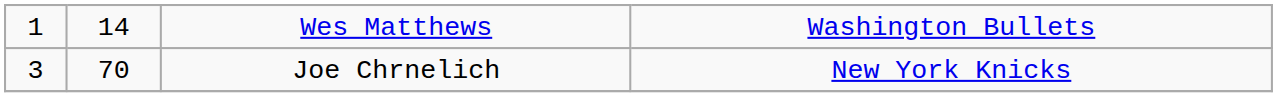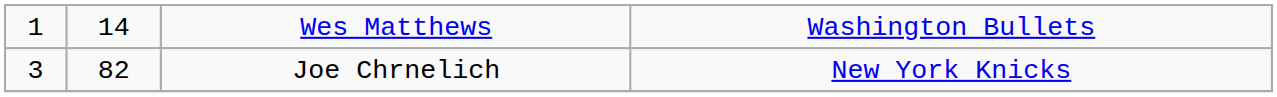(114, 70) 70 -> (114, 70) 82
